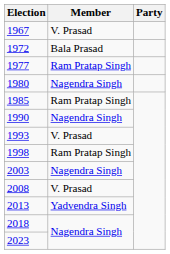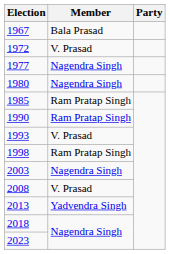(71, 30) V. Prasad -> (77, 30) Bala Prasad
(77, 48) Bala Prasad -> (71, 48) V. Prasad
(91, 65) Ram Pratap Singh -> (86, 65) Nagendra Singh
(86, 118) Nagendra Singh -> (91, 118) Ram Pratap Singh
